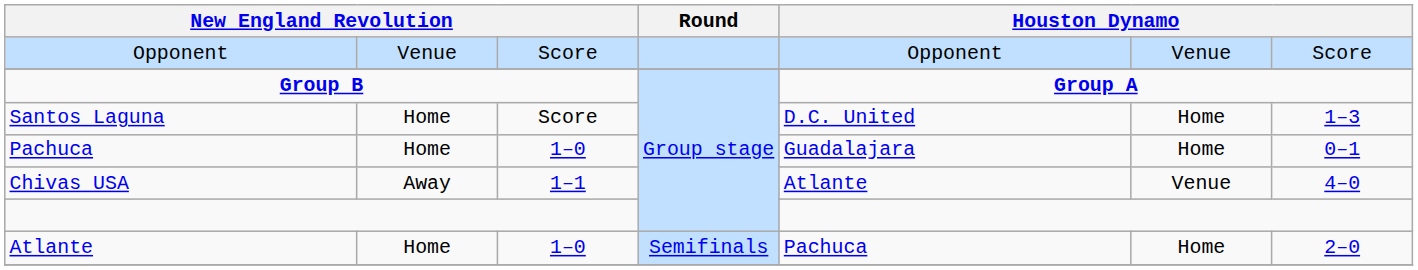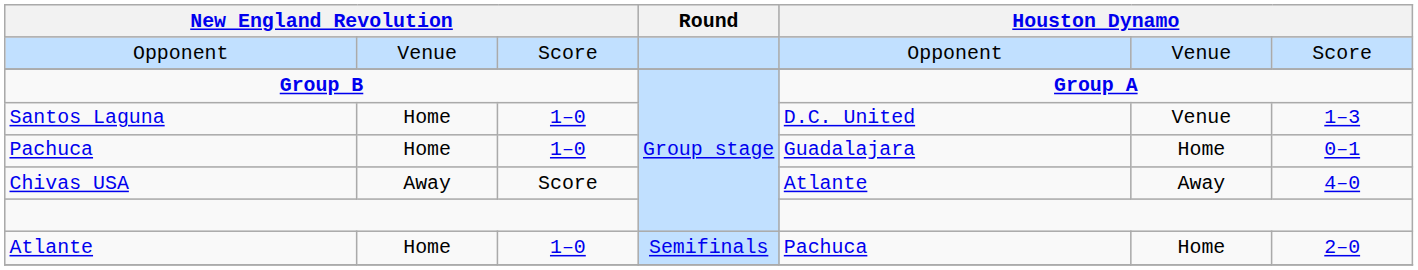(568, 118) Score -> (568, 118) 1–0
(1201, 118) Home -> (1201, 118) Venue
(568, 183) 1–1 -> (568, 183) Score
(1201, 183) Venue -> (1201, 183) Away
